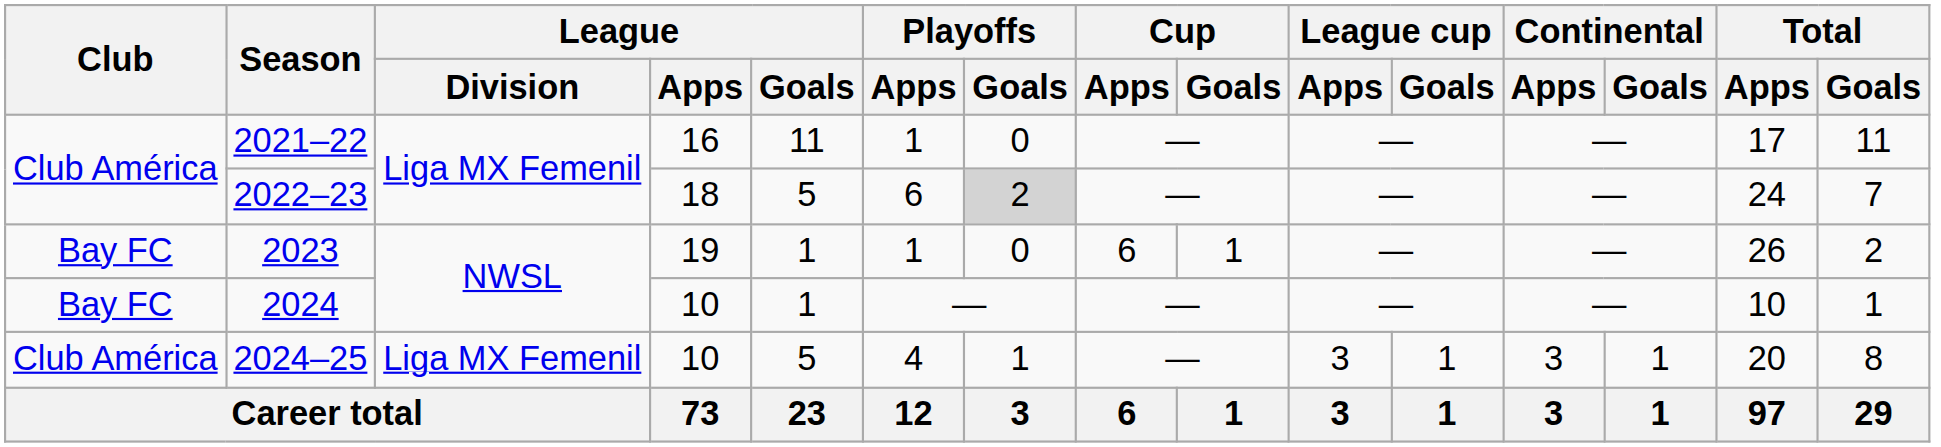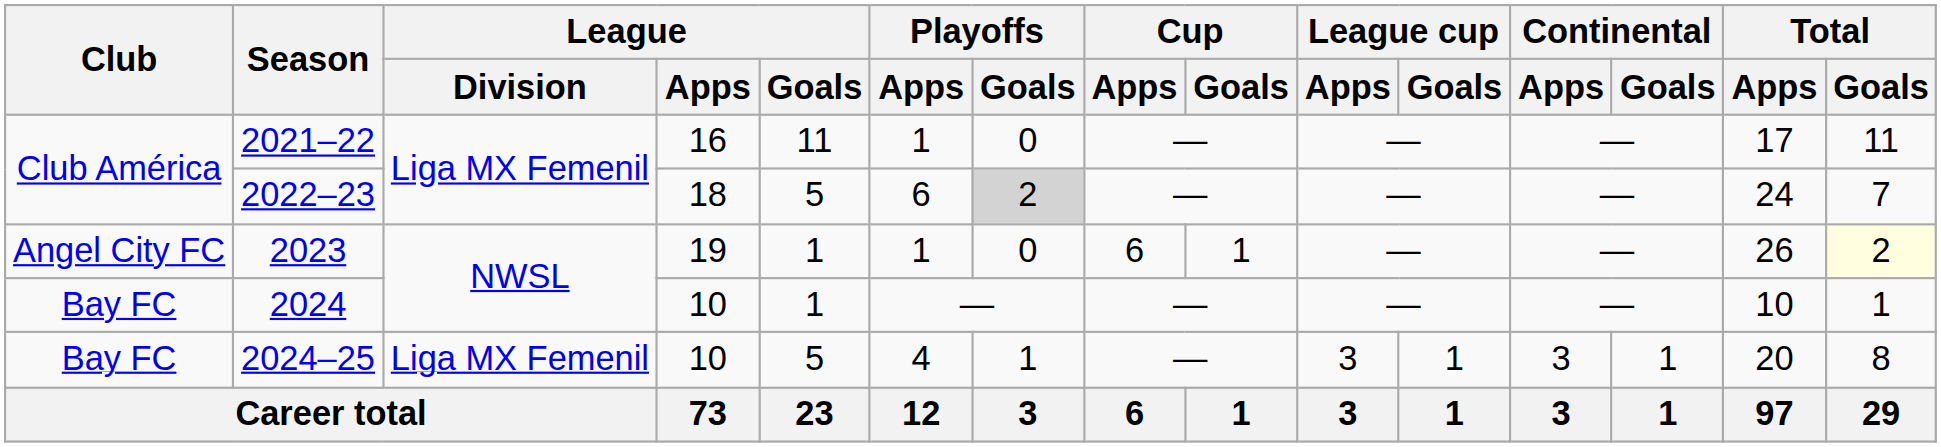(115, 250) Bay FC -> (119, 250) Angel City FC
(1873, 250) no background -> (1881, 250) lightyellow background
(115, 359) Club América -> (119, 359) Bay FC
